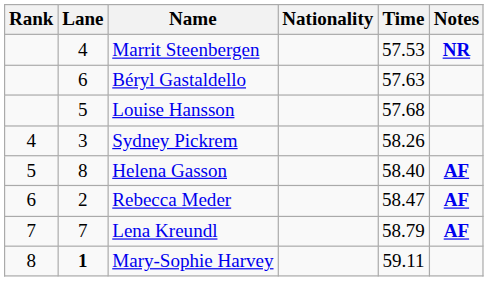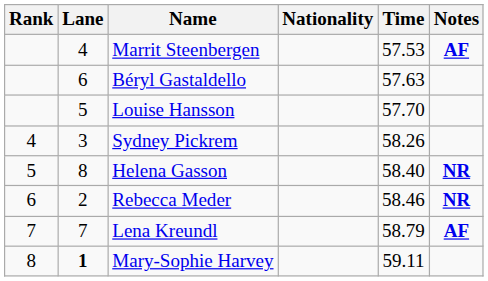(456, 49) NR -> (456, 49) AF
(403, 110) 57.68 -> (403, 110) 57.70
(456, 170) AF -> (456, 170) NR
(403, 200) 58.47 -> (403, 200) 58.46
(456, 200) AF -> (456, 200) NR
